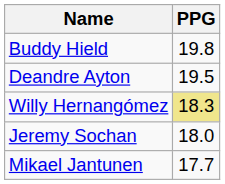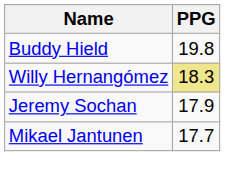- row: (70, 77)
(196, 135) 18.0 -> (196, 106) 17.9
